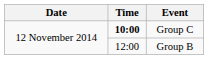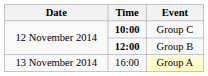(127, 46) normal -> (127, 46) bold
+ row: (175, 63)
